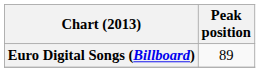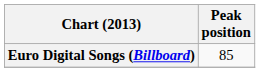(226, 55) 89 -> (226, 55) 85
